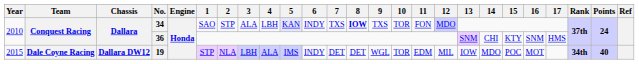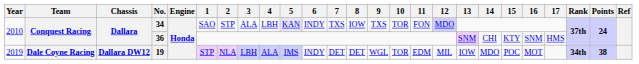(358, 24) bold -> (357, 24) normal
(15, 51) 2015 -> (15, 51) 2019
(604, 51) 40 -> (603, 51) 38
